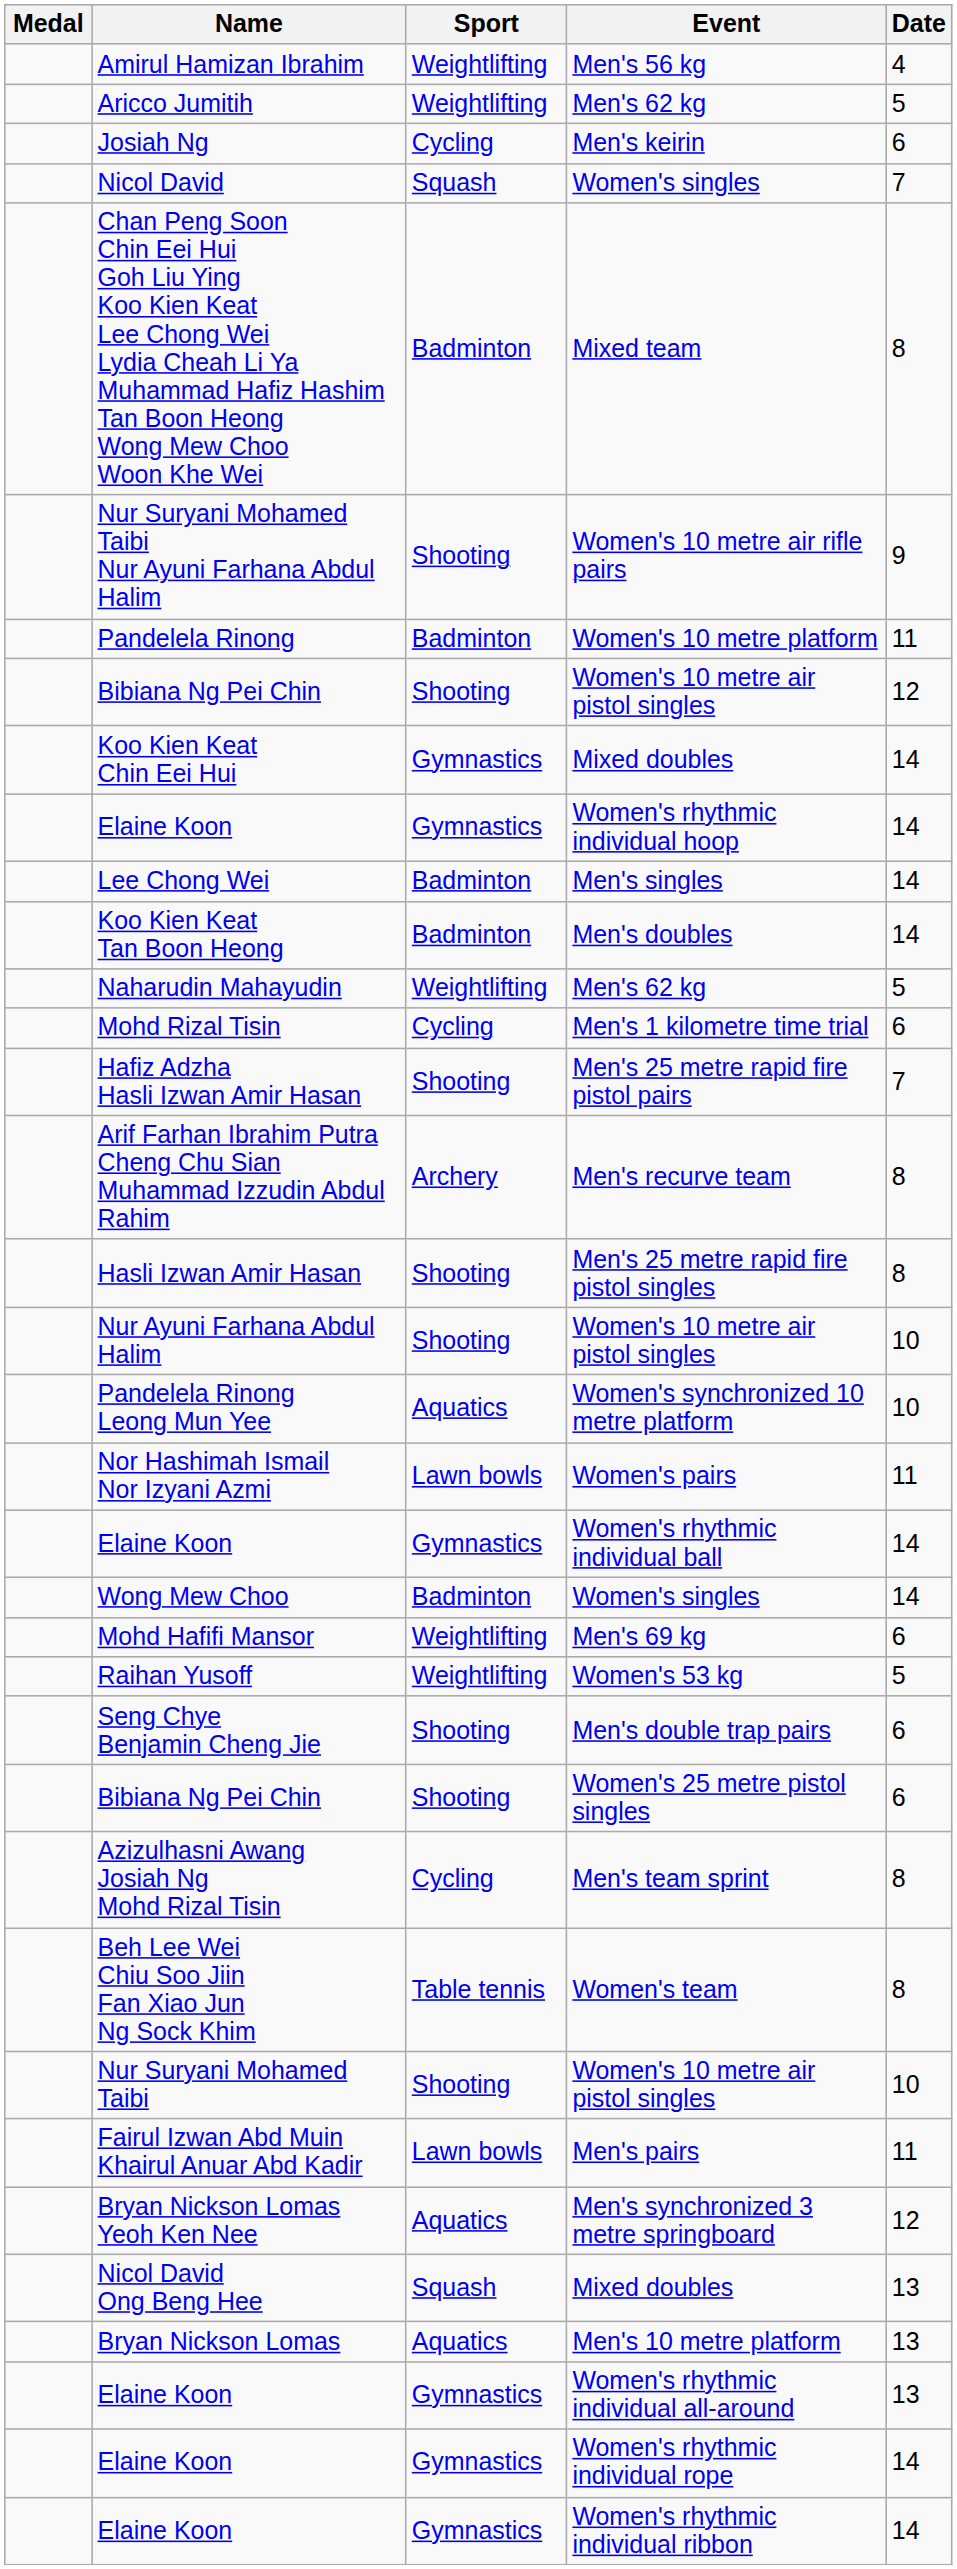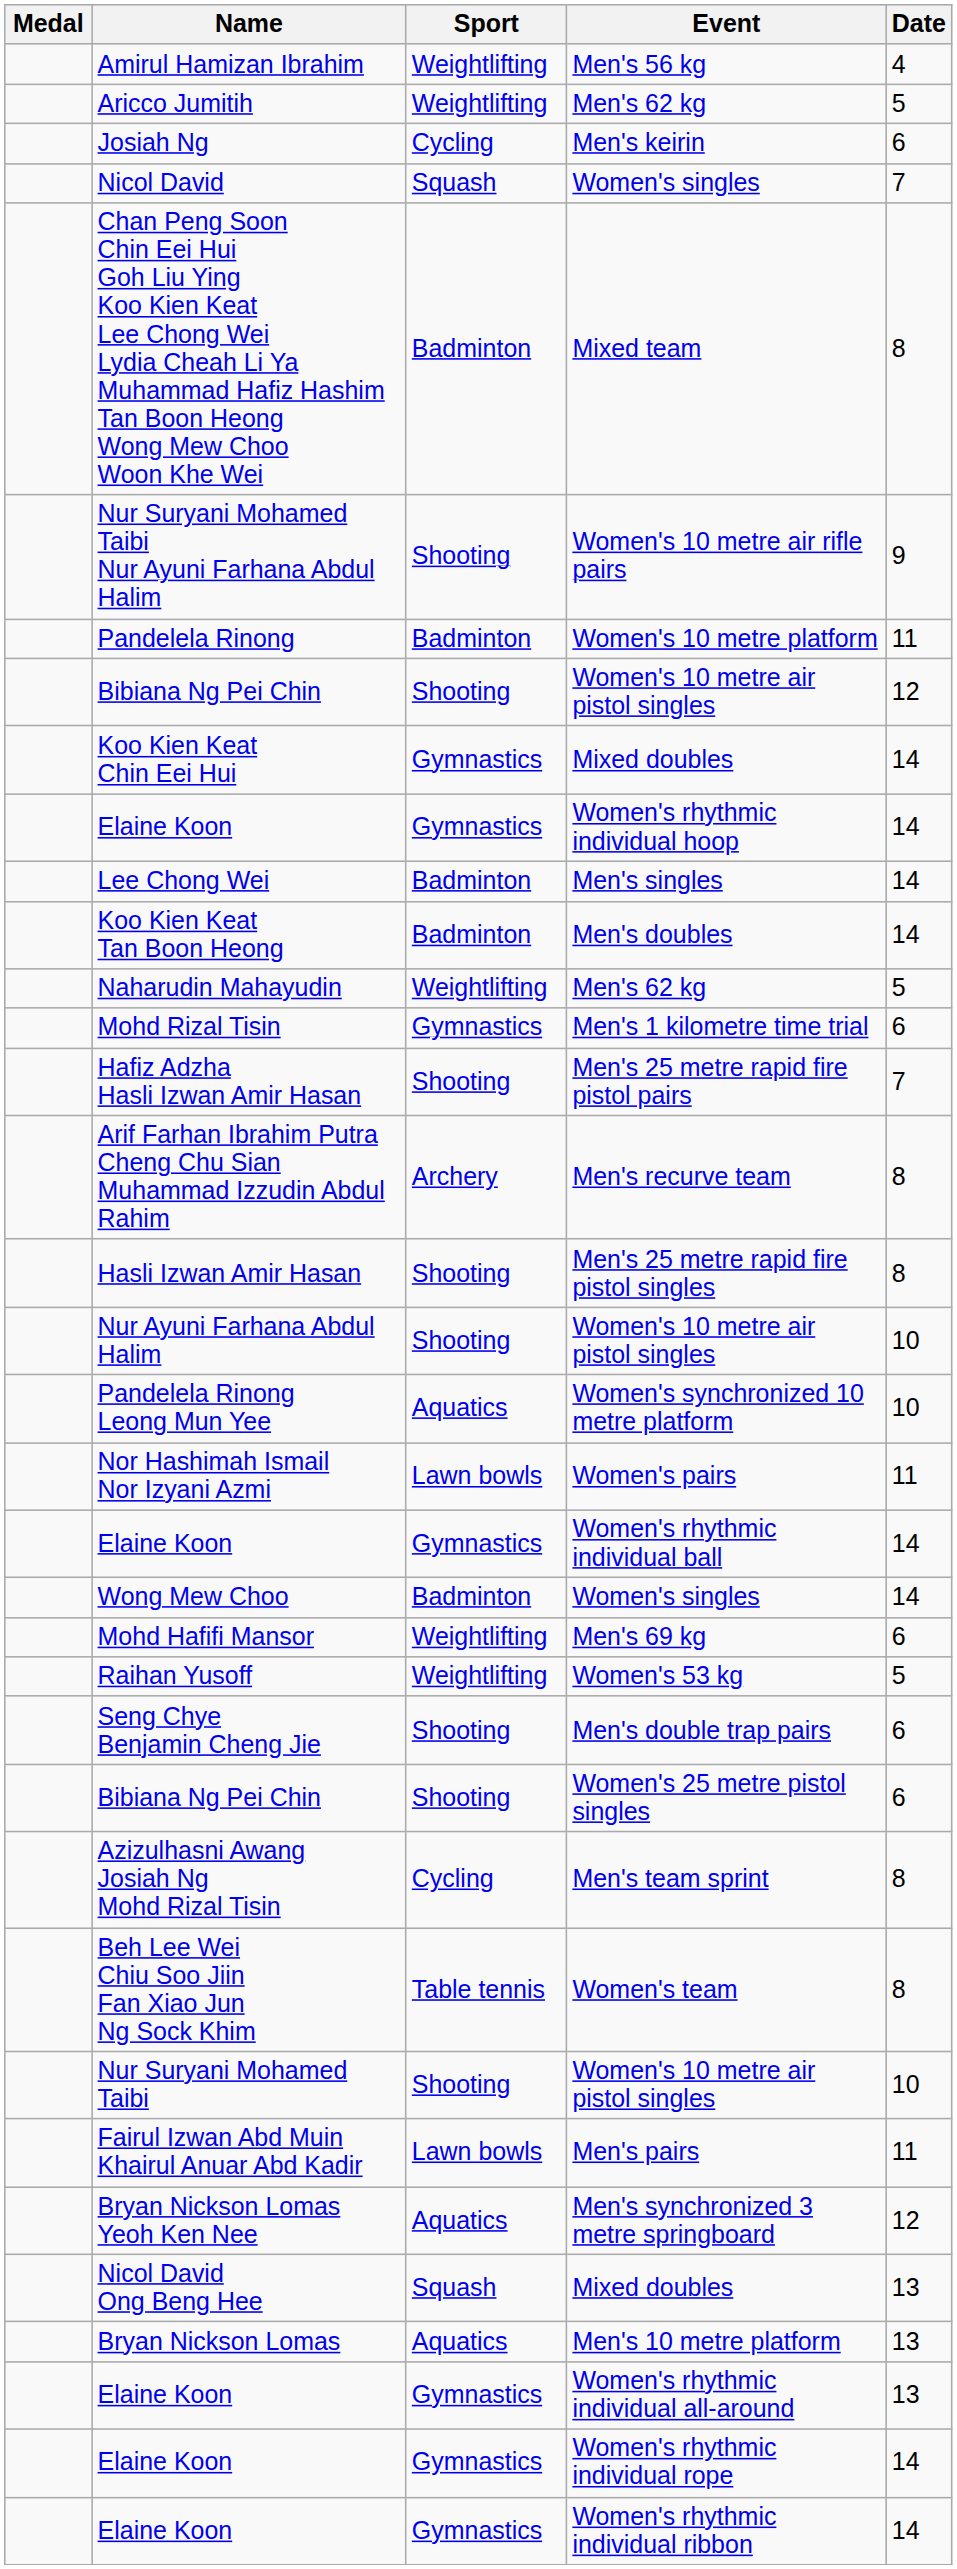(453, 1027) Cycling -> (477, 1027) Gymnastics
